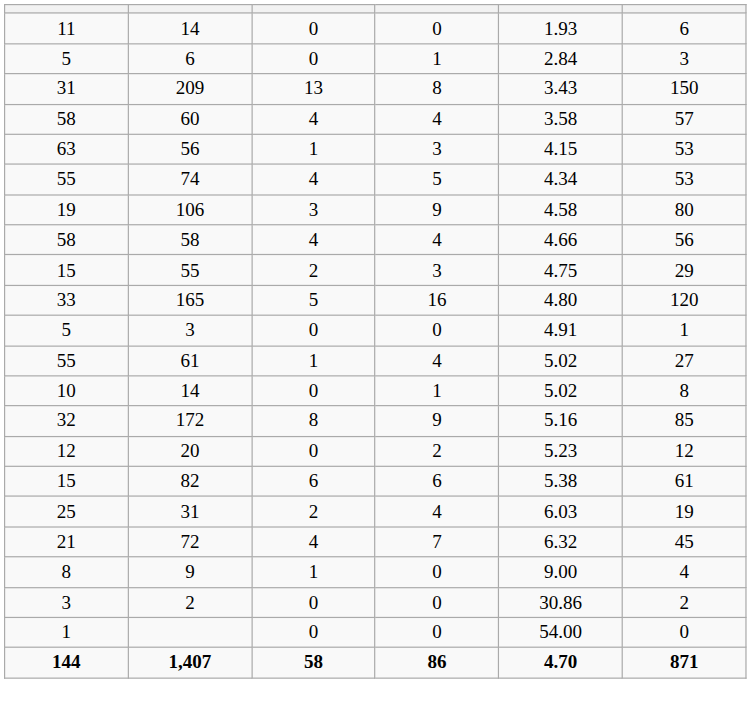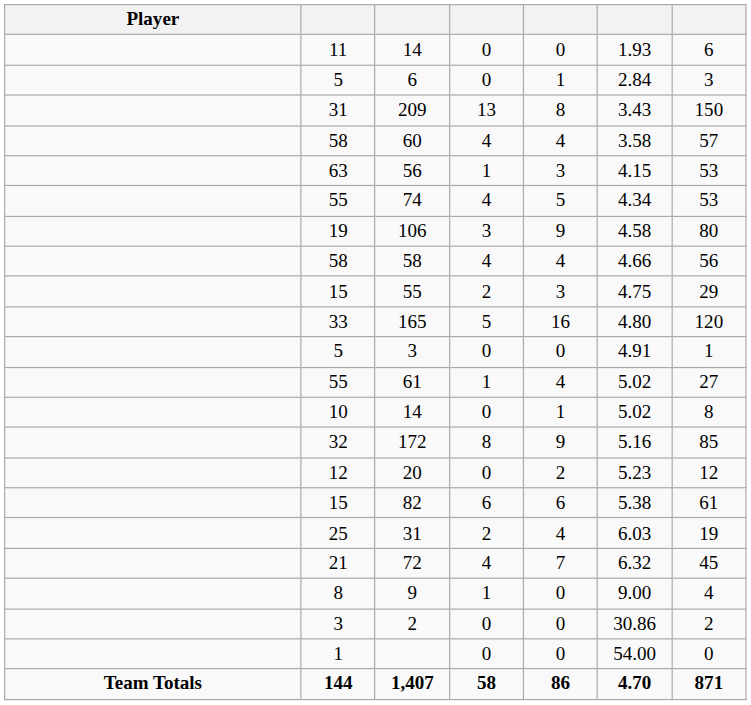+ column: (153, 19)
